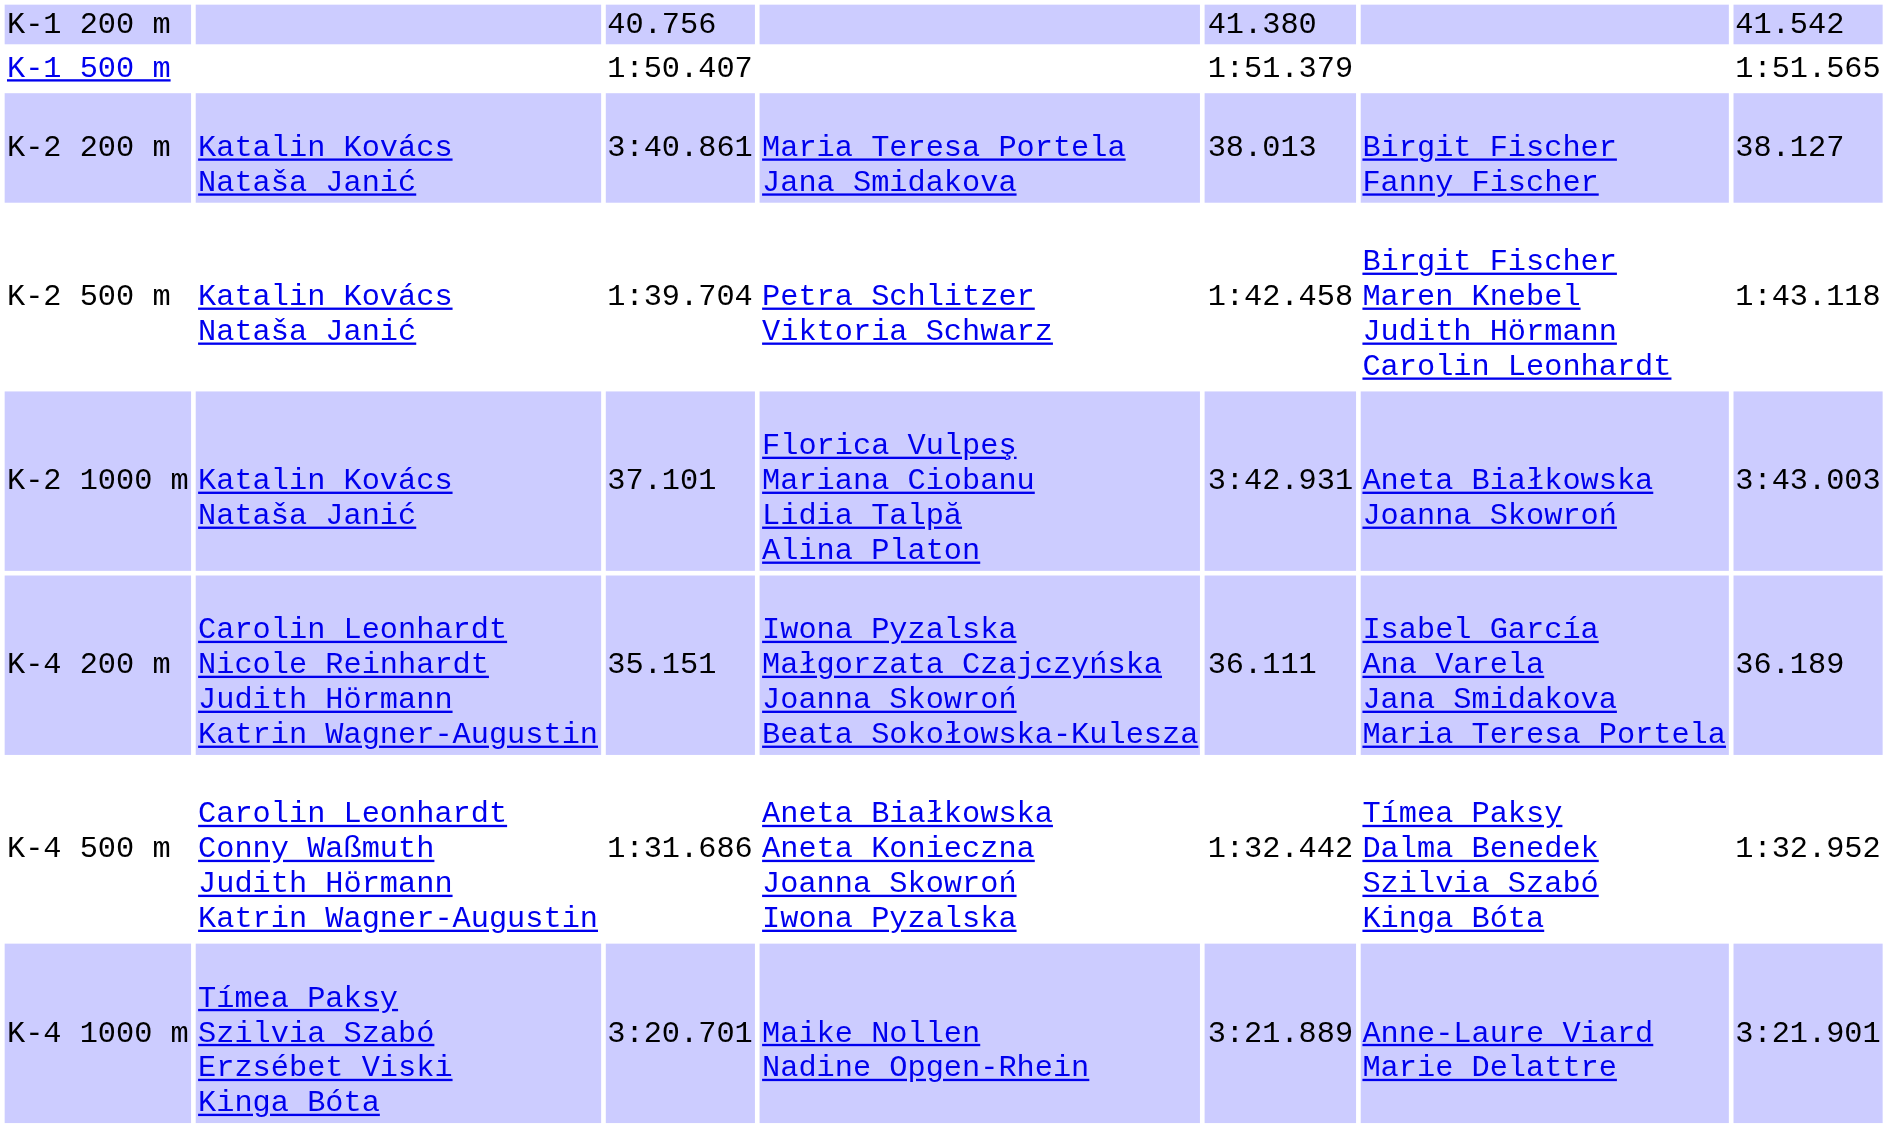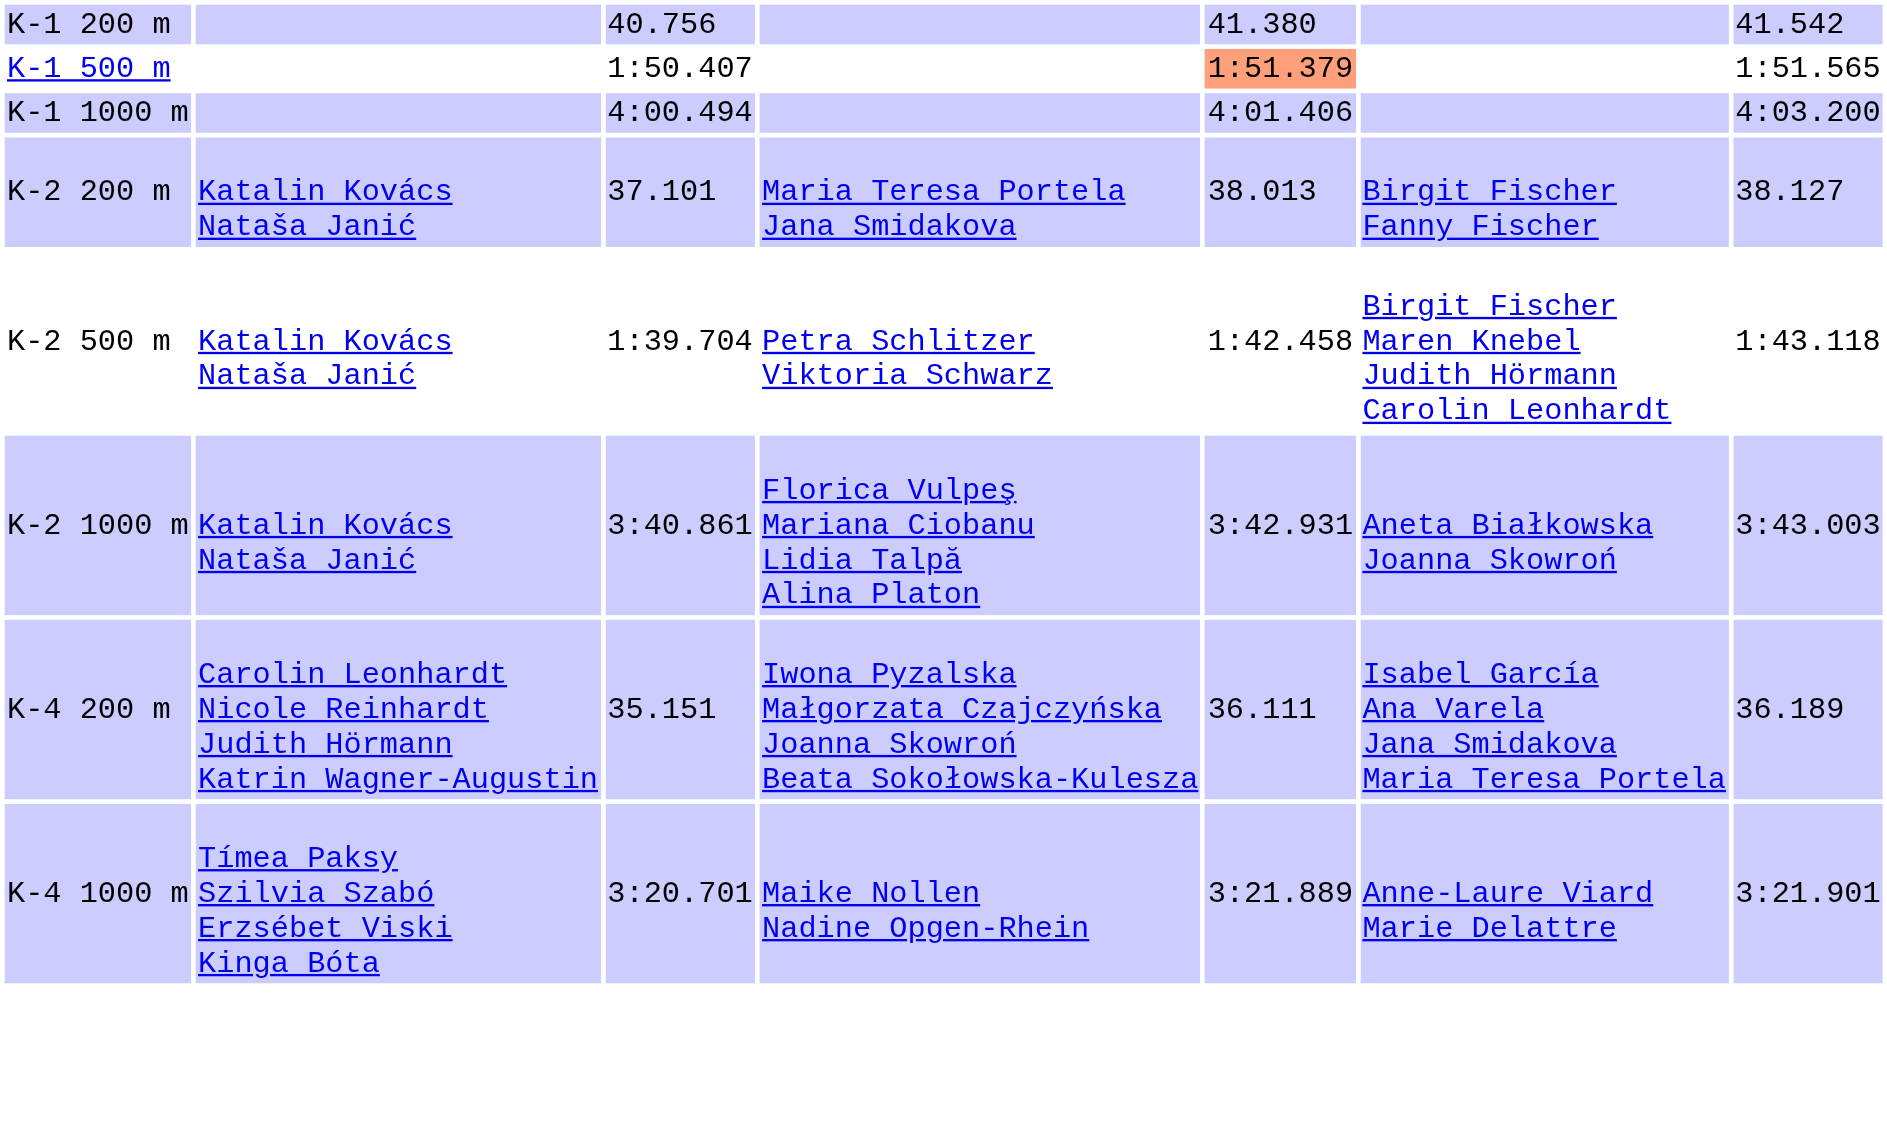(1280, 69) no background -> (1280, 69) lightsalmon background
+ row: (98, 113)
(680, 148) 3:40.861 -> (662, 192) 37.101
(662, 481) 37.101 -> (680, 525) 3:40.861
- row: (89, 849)
